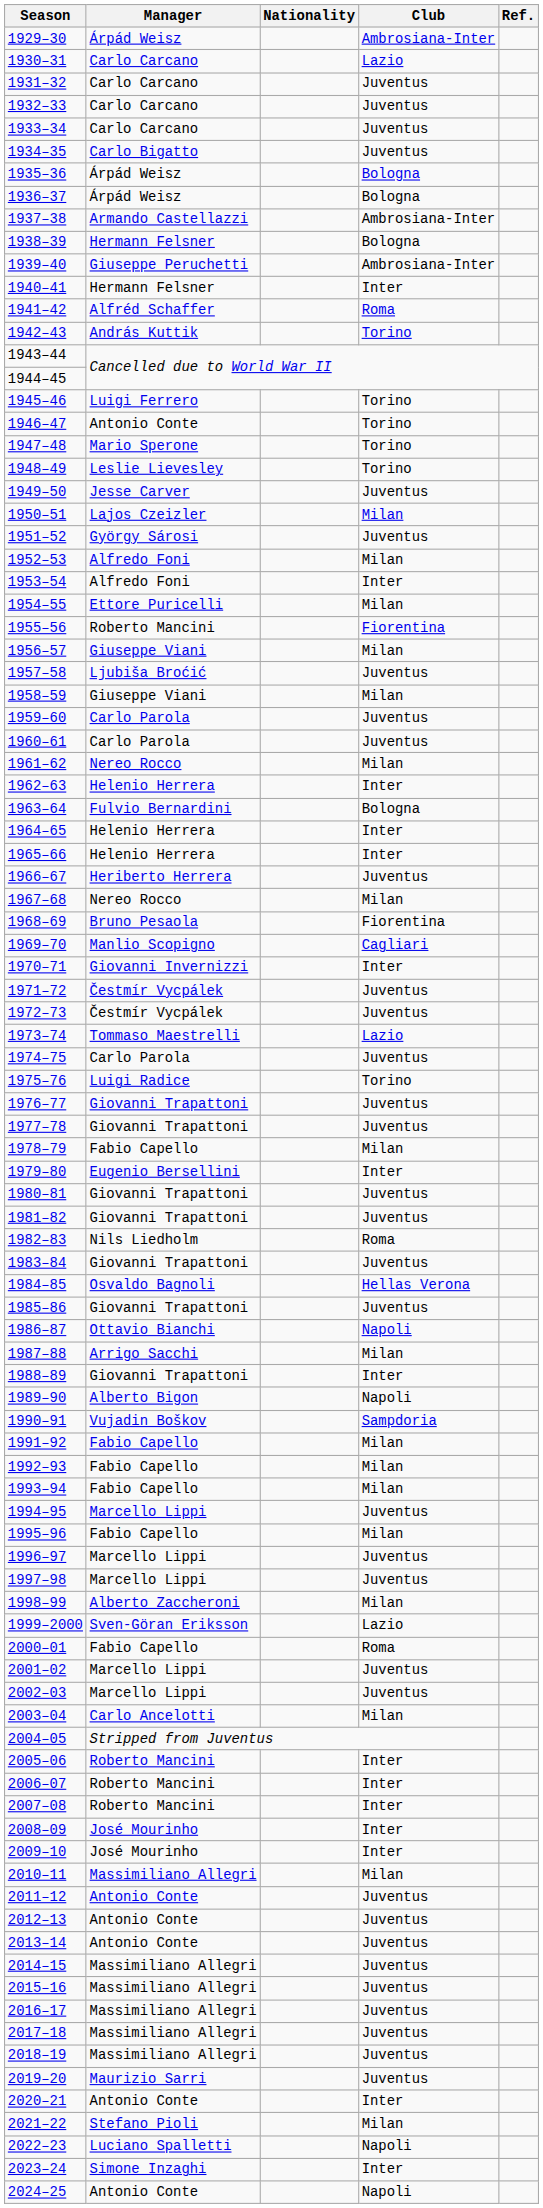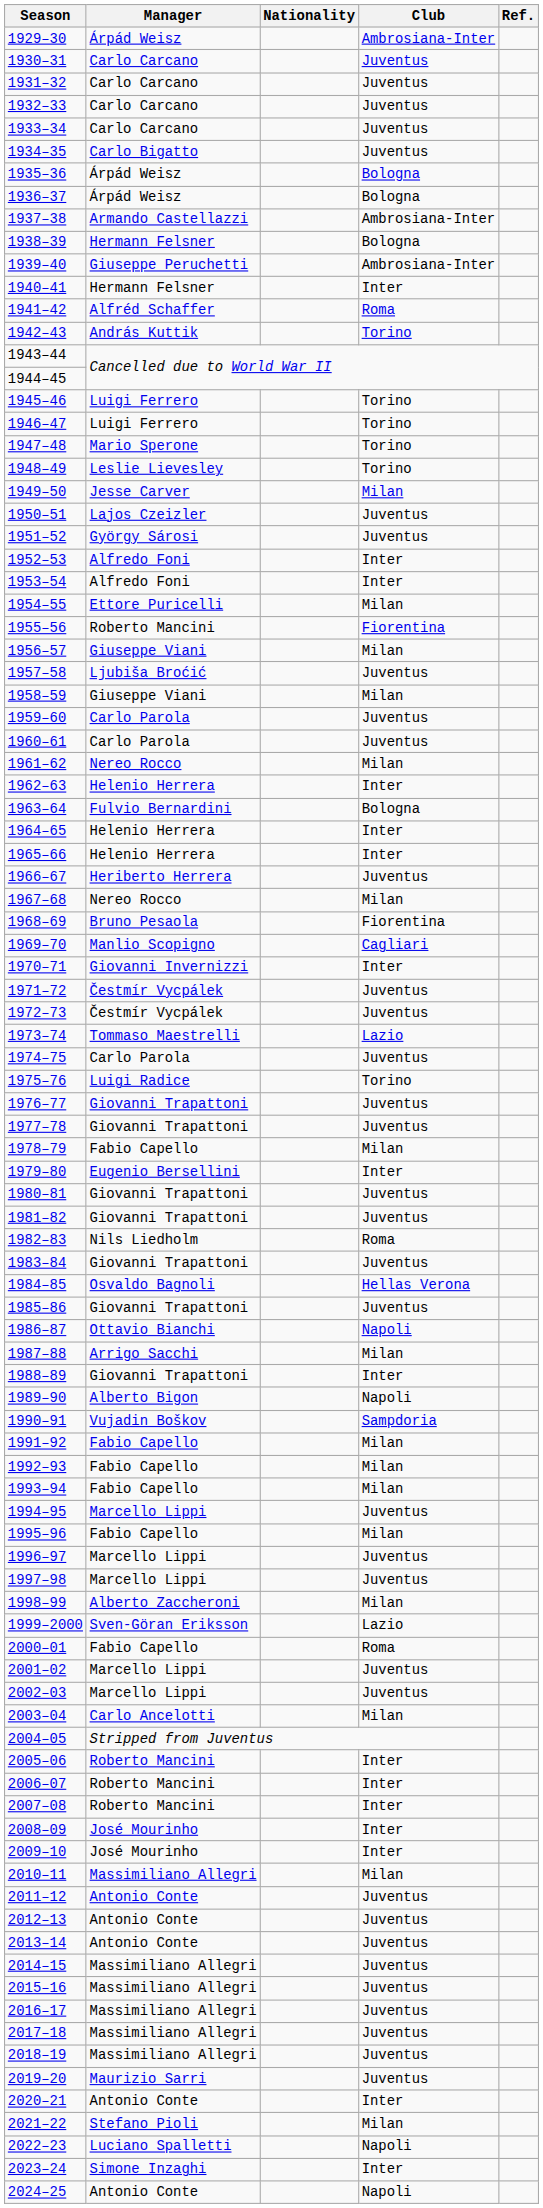(383, 61) Lazio -> (395, 61) Juventus
(144, 424) Antonio Conte -> (144, 424) Luigi Ferrero
(395, 492) Juventus -> (383, 492) Milan
(383, 515) Milan -> (395, 515) Juventus
(383, 560) Milan -> (383, 560) Inter
